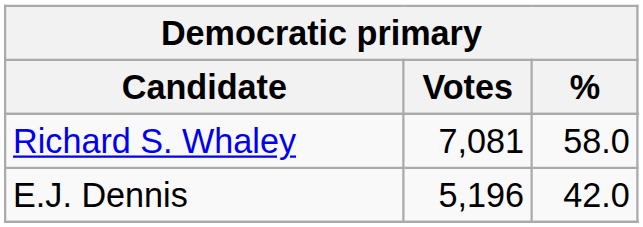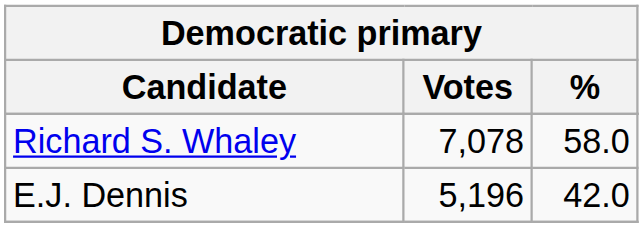(481, 142) 7,081 -> (481, 142) 7,078
